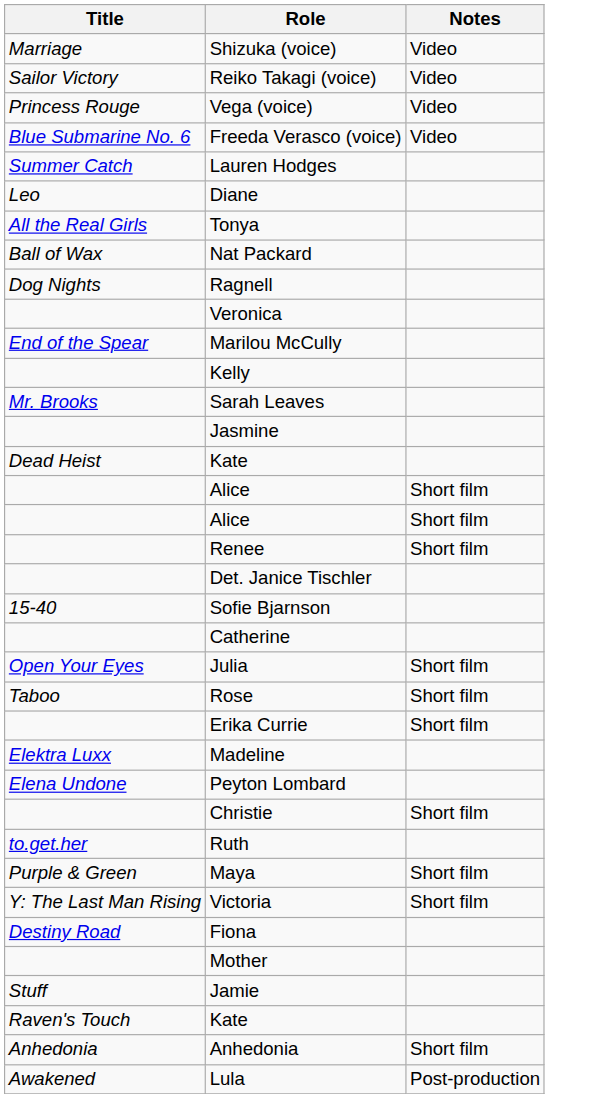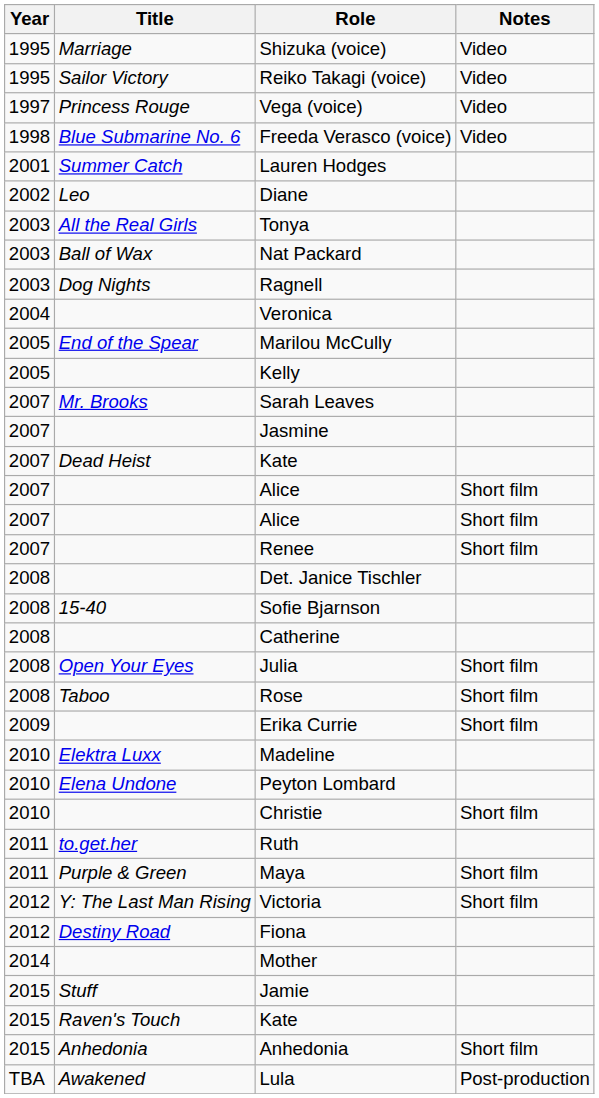+ column: (30, 19)
